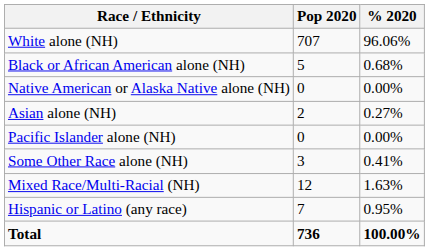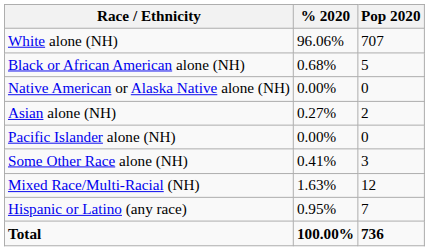columns swapped: (327, 16) <-> (392, 16)
